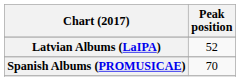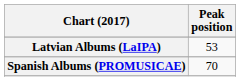(212, 47) 52 -> (212, 47) 53
